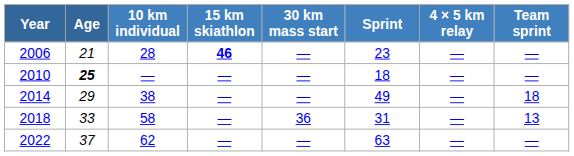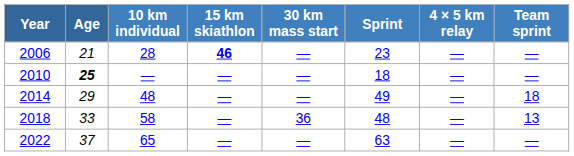(148, 97) 38 -> (148, 97) 48
(382, 119) 31 -> (382, 119) 48
(148, 141) 62 -> (148, 141) 65
